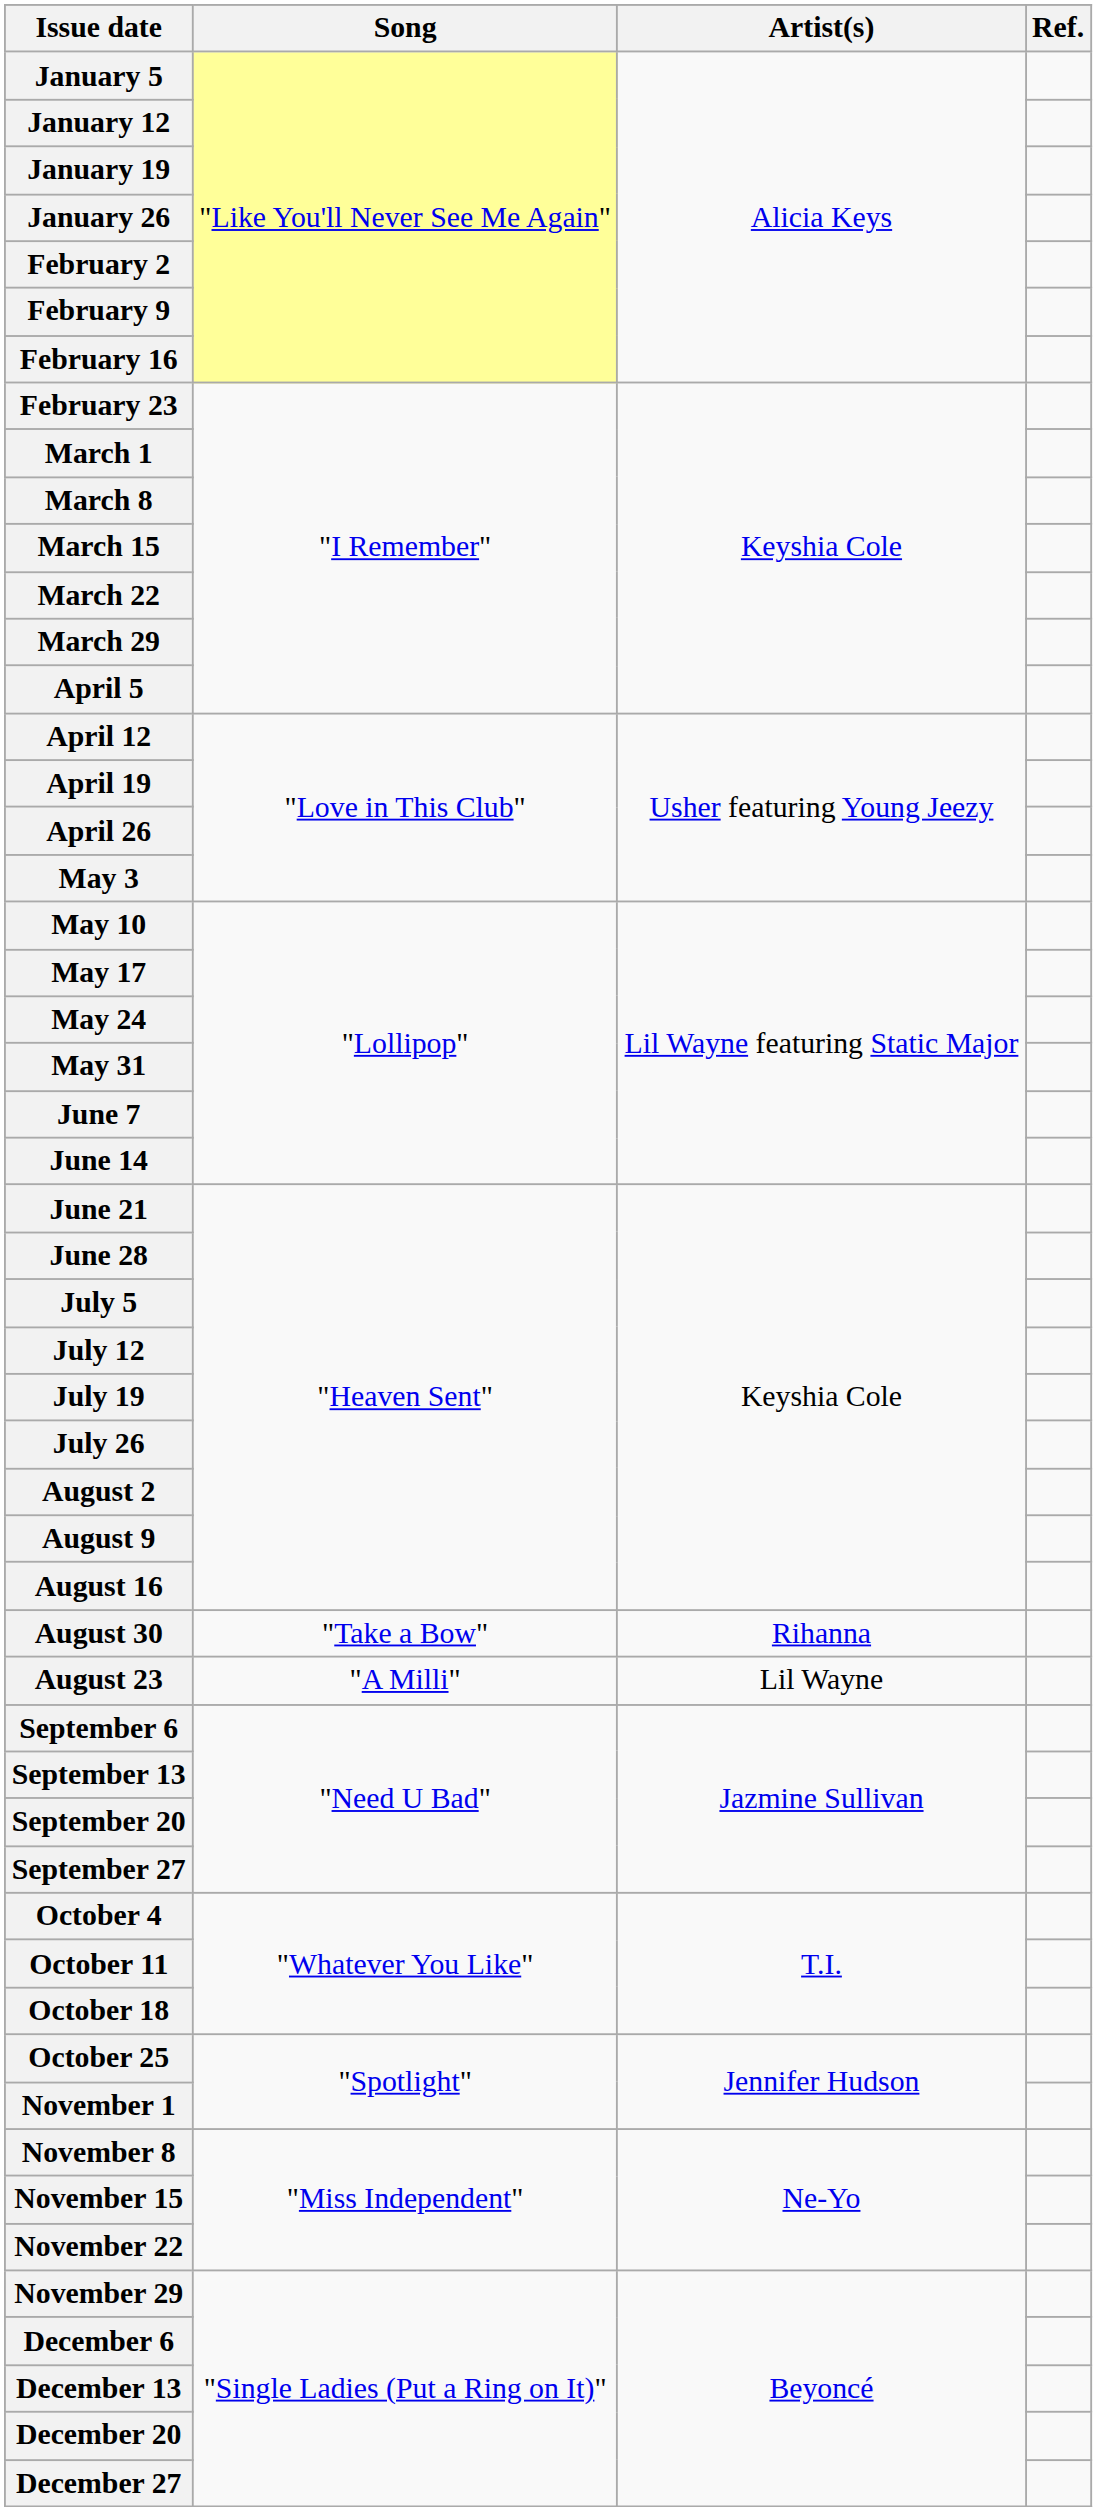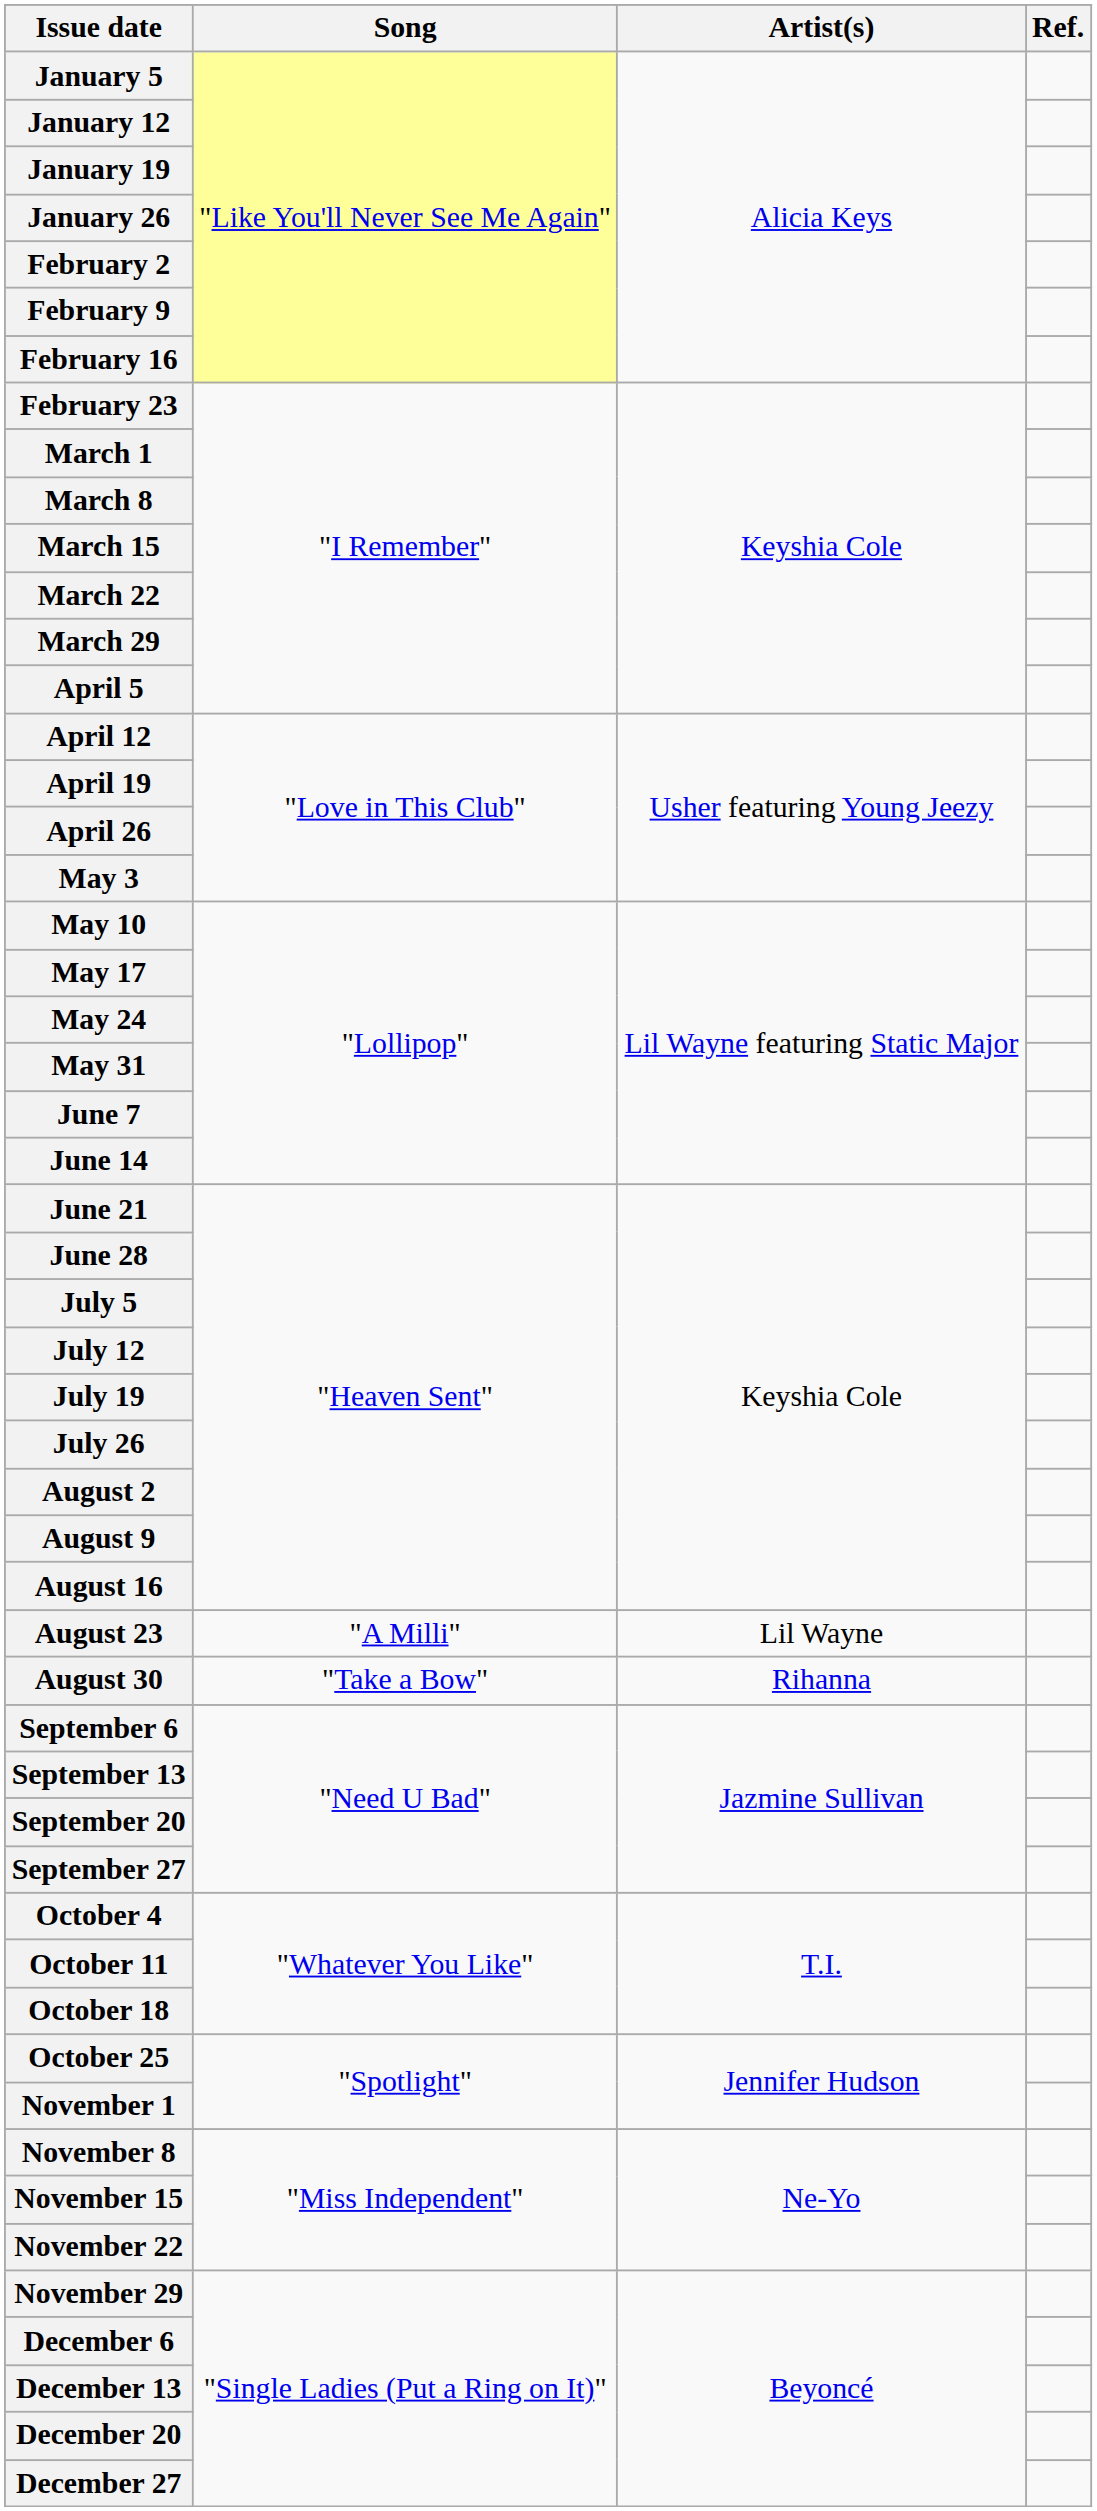rows swapped: (99, 1680) <-> (99, 1632)
